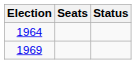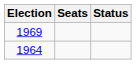rows swapped: (29, 31) <-> (29, 50)
